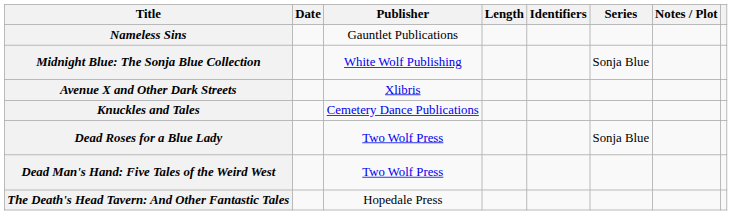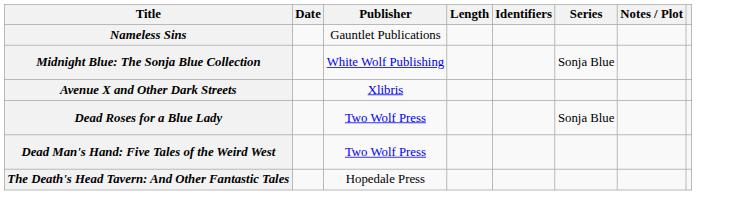- row: (148, 110)
